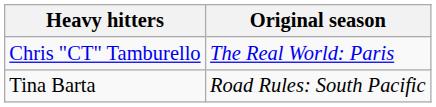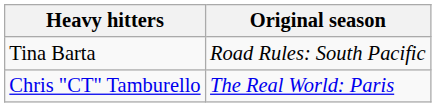rows swapped: (105, 53) <-> (52, 85)
